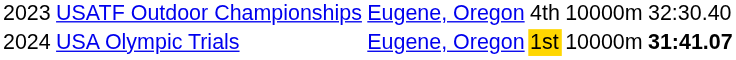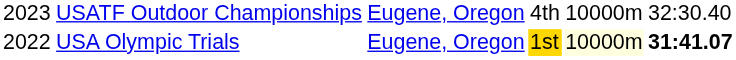(27, 42) 2024 -> (27, 42) 2022
(604, 42) no background -> (604, 42) lightyellow background
